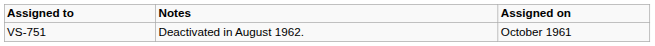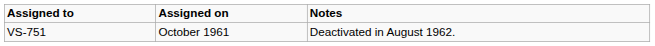columns swapped: (536, 13) <-> (175, 13)
